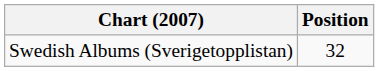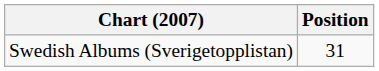(335, 50) 32 -> (335, 50) 31
